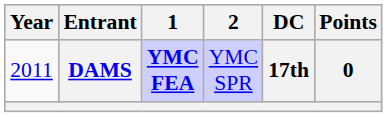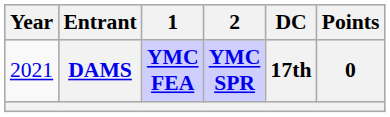(32, 70) 2011 -> (32, 70) 2021
(233, 70) normal -> (235, 70) bold
